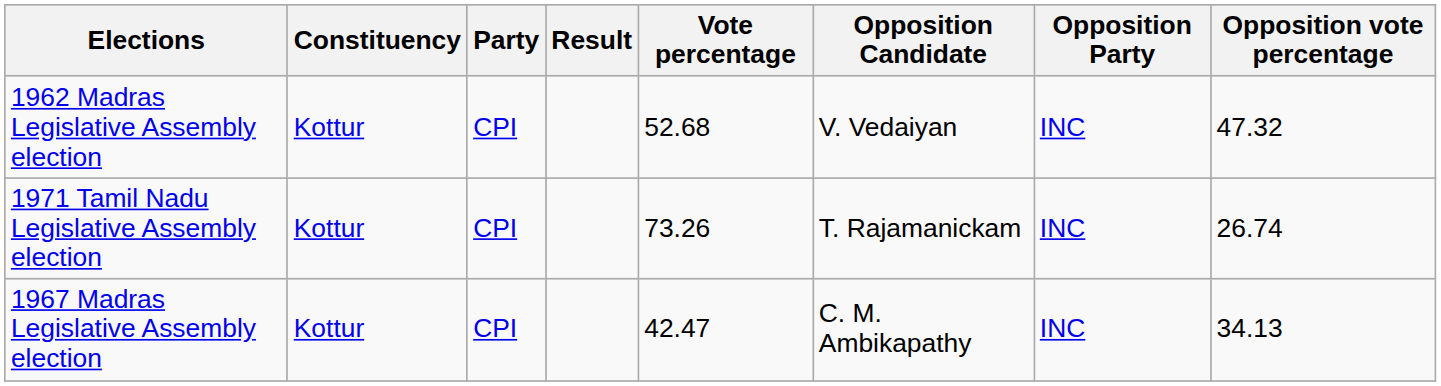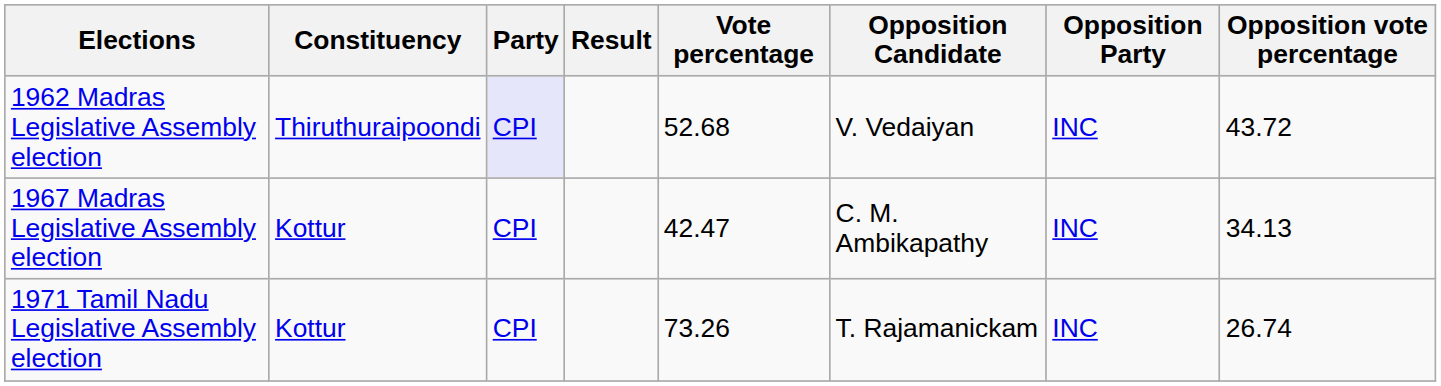(329, 126) Kottur -> (378, 126) Thiruthuraipoondi
(495, 126) no background -> (515, 126) lavender background
(1250, 126) 47.32 -> (1259, 126) 43.72
rows swapped: (133, 329) <-> (133, 227)
